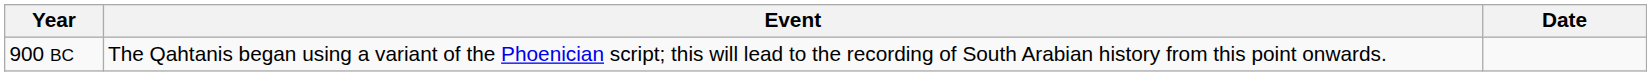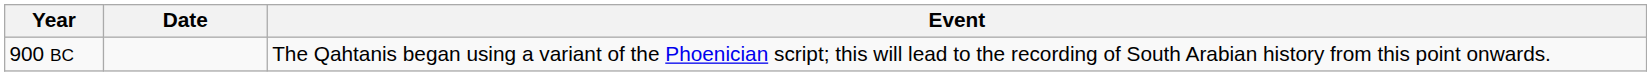columns swapped: (1564, 20) <-> (793, 20)
